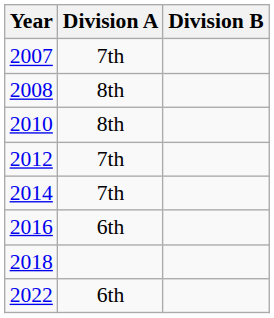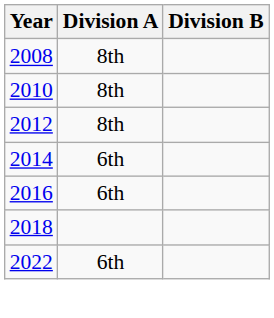- row: (31, 55)
(111, 158) 7th -> (111, 124) 8th
(111, 192) 7th -> (111, 158) 6th
